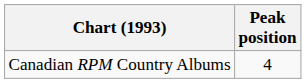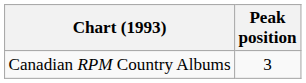(267, 64) 4 -> (267, 64) 3
